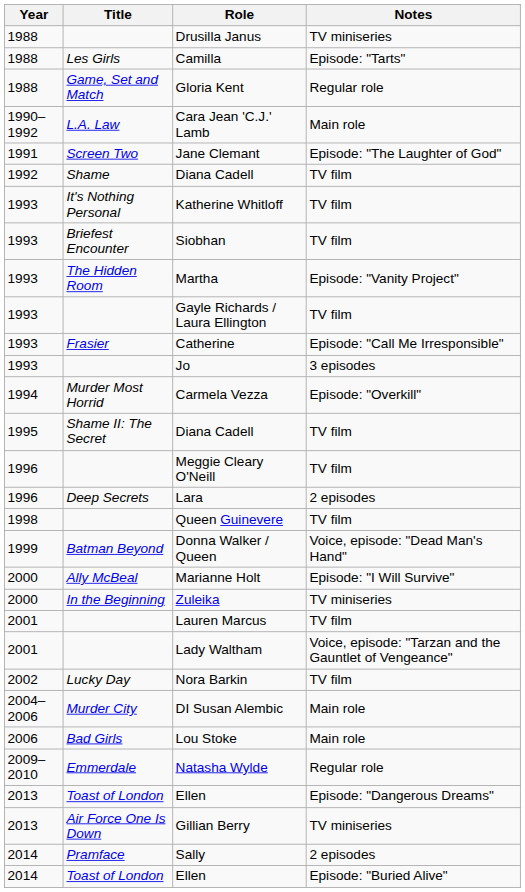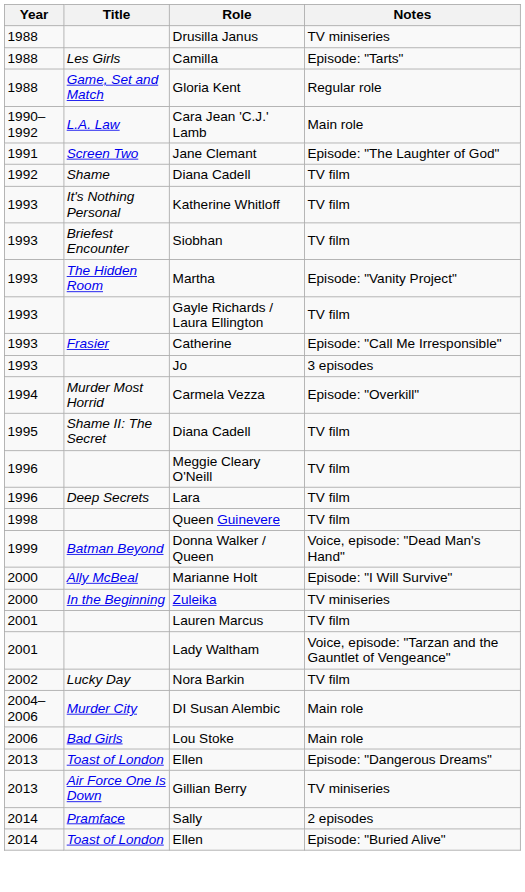(342, 498) 2 episodes -> (329, 498) TV film
- row: (26, 767)
